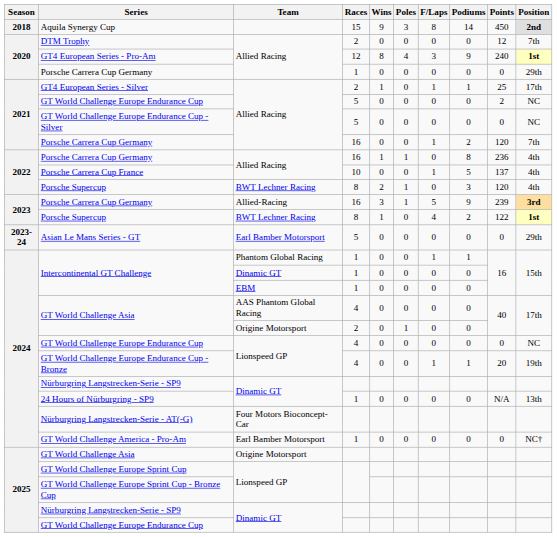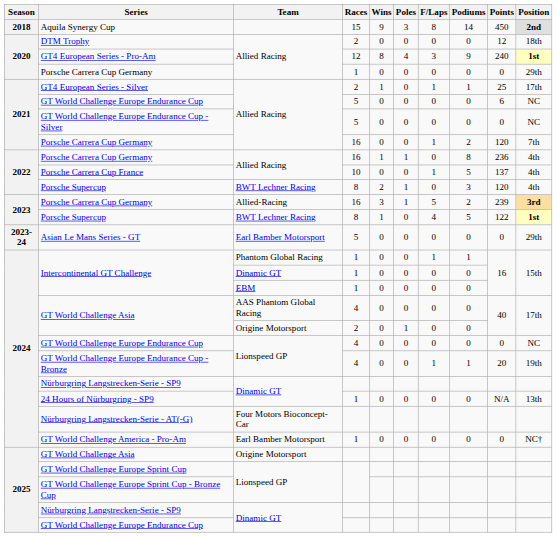(534, 42) 7th -> (534, 42) 18th
(502, 102) 2 -> (502, 102) 6
(469, 202) 9 -> (469, 202) 2
(469, 217) 2 -> (469, 217) 5
